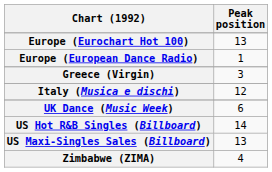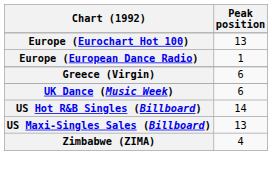(241, 75) 3 -> (241, 75) 6
- row: (109, 92)
